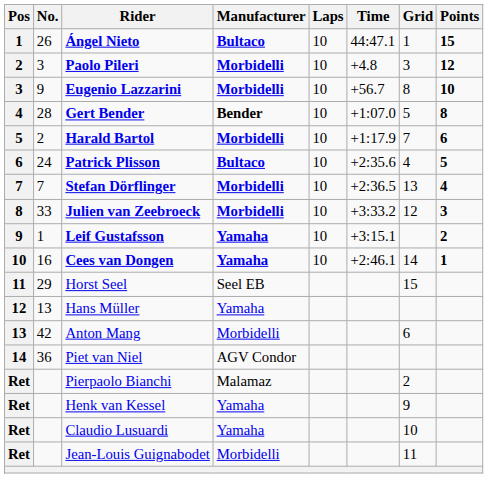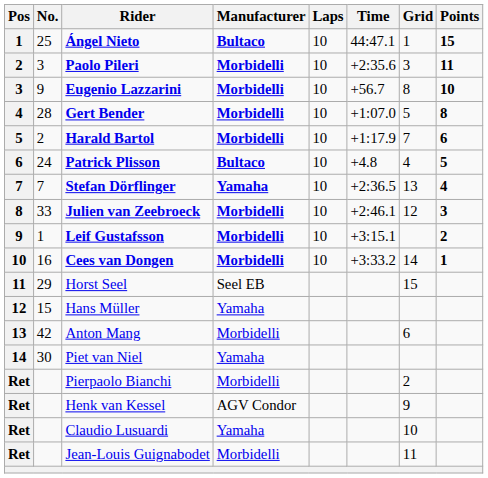(44, 41) 26 -> (44, 41) 25
(364, 65) +4.8 -> (373, 65) +2:35.6
(447, 65) 12 -> (447, 65) 11
(240, 114) Bender -> (250, 114) Morbidelli
(373, 162) +2:35.6 -> (364, 162) +4.8
(250, 187) Morbidelli -> (242, 187) Yamaha
(373, 211) +3:33.2 -> (373, 211) +2:46.1
(242, 235) Yamaha -> (250, 235) Morbidelli
(242, 259) Yamaha -> (250, 259) Morbidelli
(373, 259) +2:46.1 -> (373, 259) +3:33.2
(44, 308) 13 -> (44, 308) 15
(44, 357) 36 -> (44, 357) 30
(256, 357) AGV Condor -> (240, 357) Yamaha
(244, 381) Malamaz -> (248, 381) Morbidelli
(240, 405) Yamaha -> (256, 405) AGV Condor
